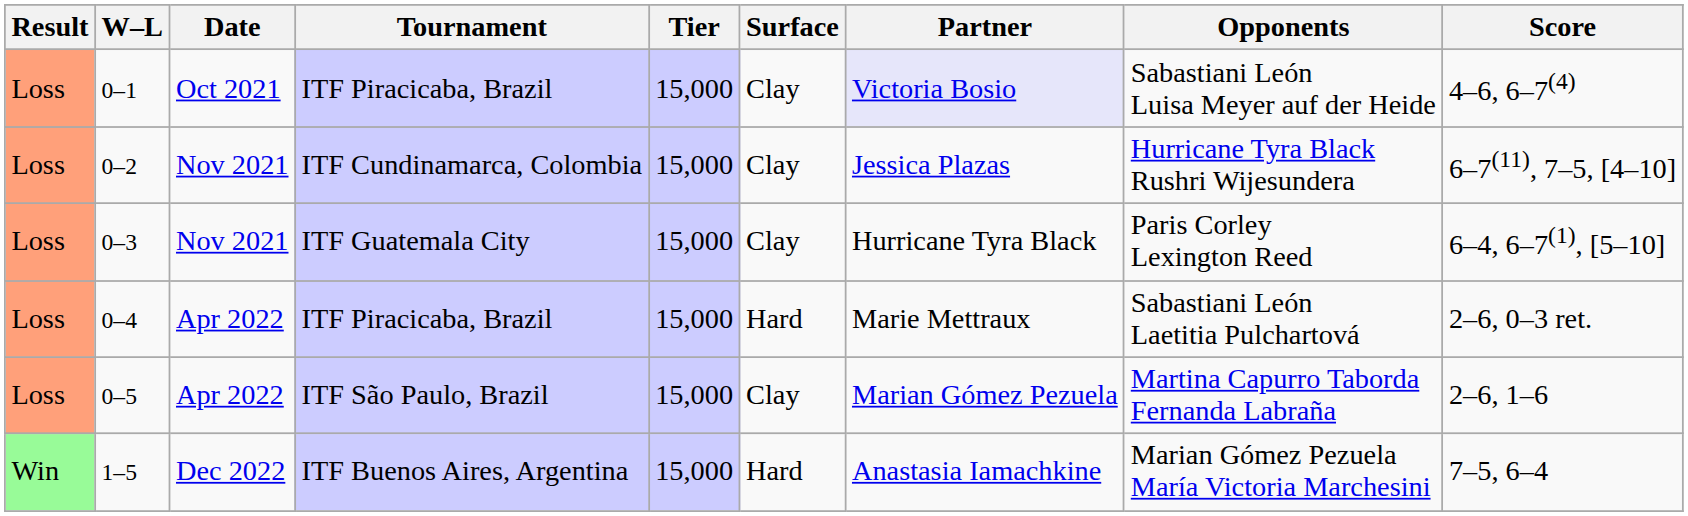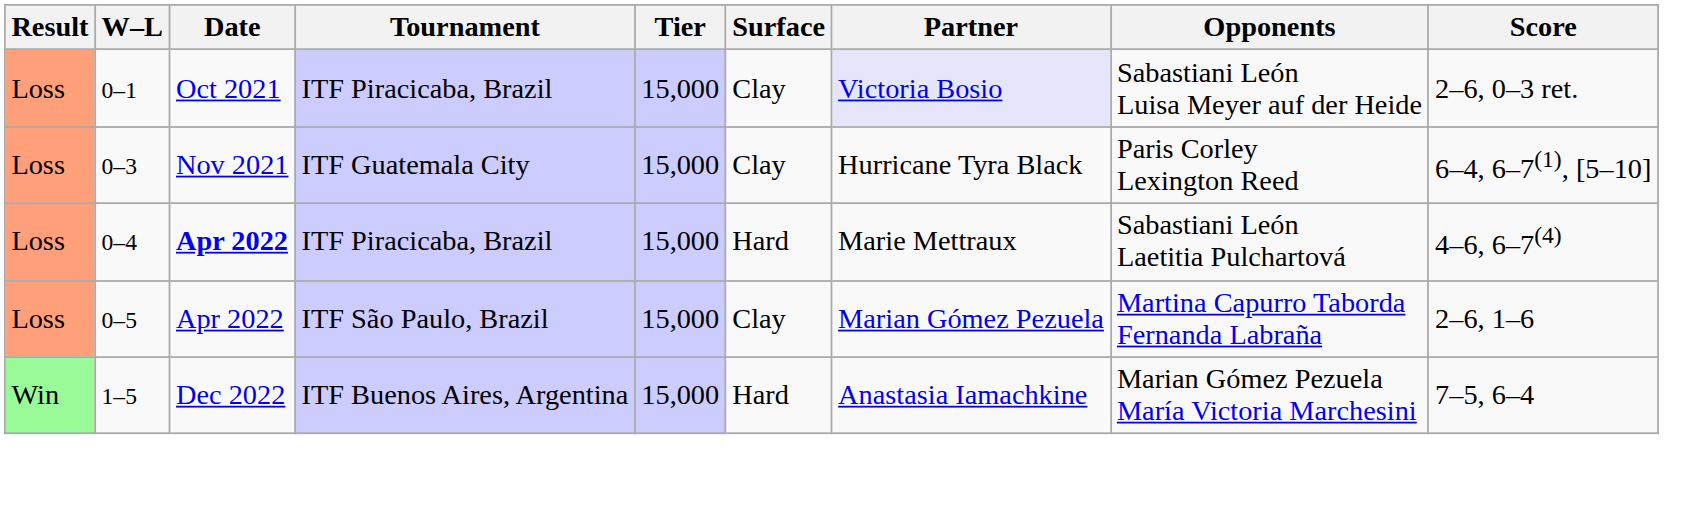(1512, 87) 4–6, 6–7(4) -> (1507, 87) 2–6, 0–3 ret.
- row: (119, 166)
(230, 318) normal -> (232, 241) bold
(1521, 318) 2–6, 0–3 ret. -> (1498, 241) 4–6, 6–7(4)
